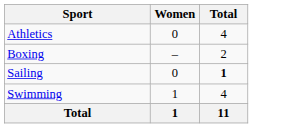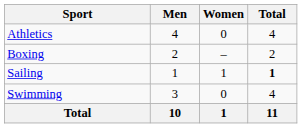+ column: (175, 14)
(175, 73) 0 -> (224, 73) 1
(175, 93) 1 -> (224, 93) 0
